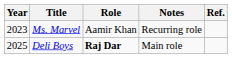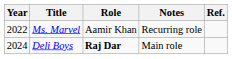(17, 29) 2023 -> (17, 29) 2022
(17, 45) 2025 -> (17, 45) 2024
